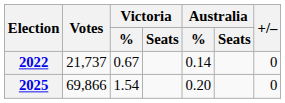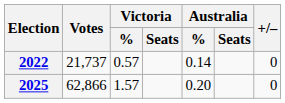(126, 62) 0.67 -> (126, 62) 0.57
(86, 86) 69,866 -> (86, 86) 62,866
(126, 86) 1.54 -> (126, 86) 1.57
